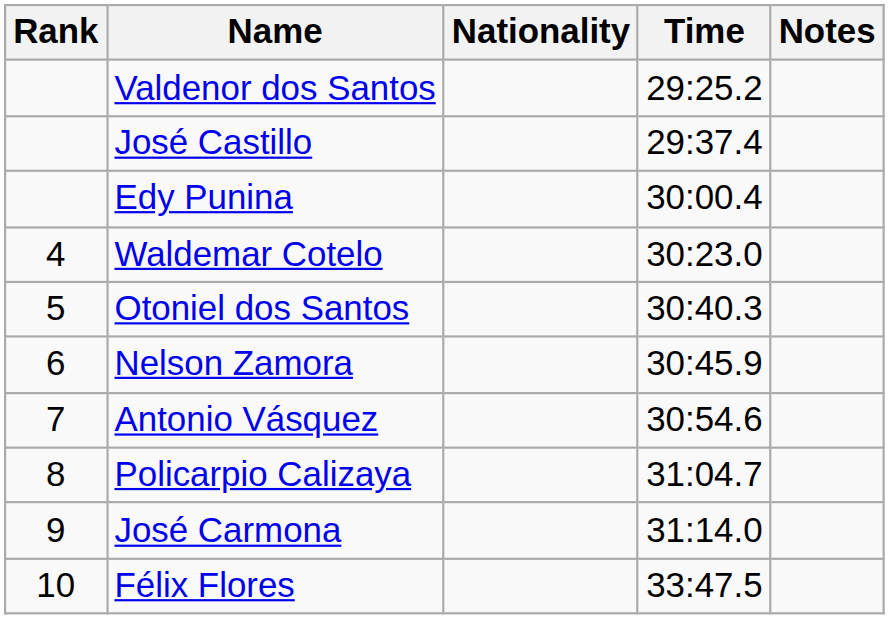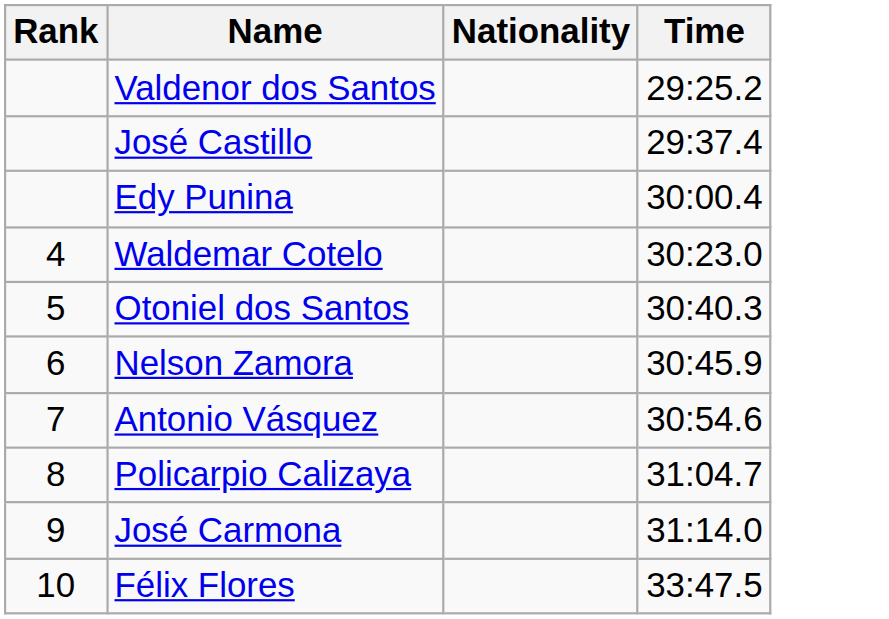- column: (827, 32)
